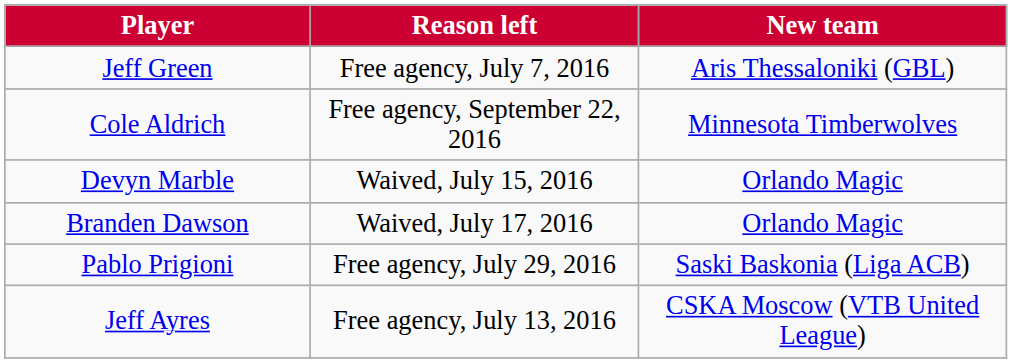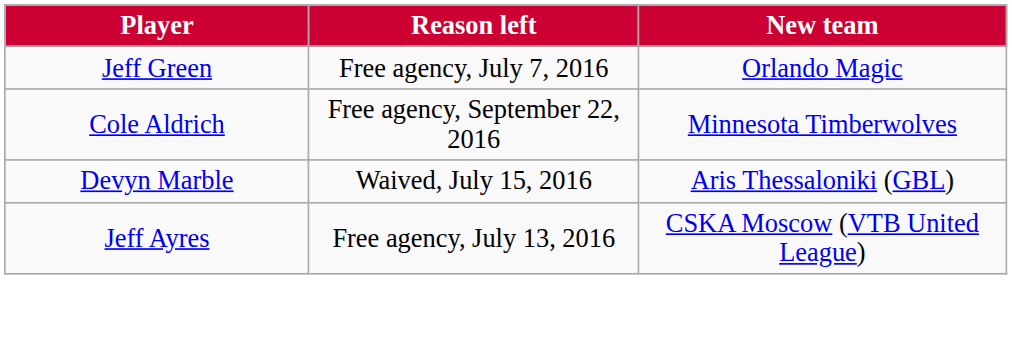(823, 67) Aris Thessaloniki (GBL) -> (822, 67) Orlando Magic
(823, 180) Orlando Magic -> (822, 180) Aris Thessaloniki (GBL)
- row: (157, 222)
- row: (157, 264)
